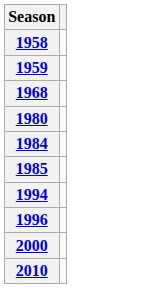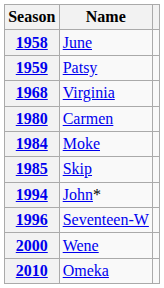+ column: (106, 17)
